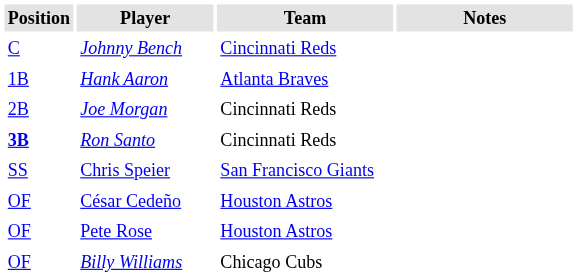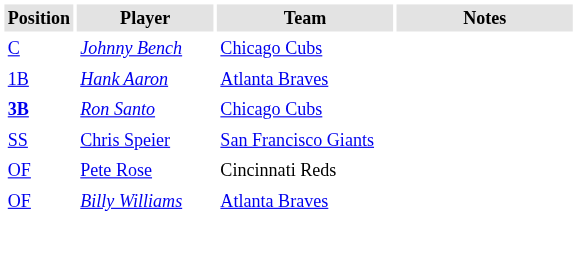(278, 48) Cincinnati Reds -> (271, 48) Chicago Cubs
- row: (124, 109)
(278, 139) Cincinnati Reds -> (271, 109) Chicago Cubs
- row: (131, 200)
(276, 231) Houston Astros -> (278, 170) Cincinnati Reds
(271, 261) Chicago Cubs -> (274, 200) Atlanta Braves
